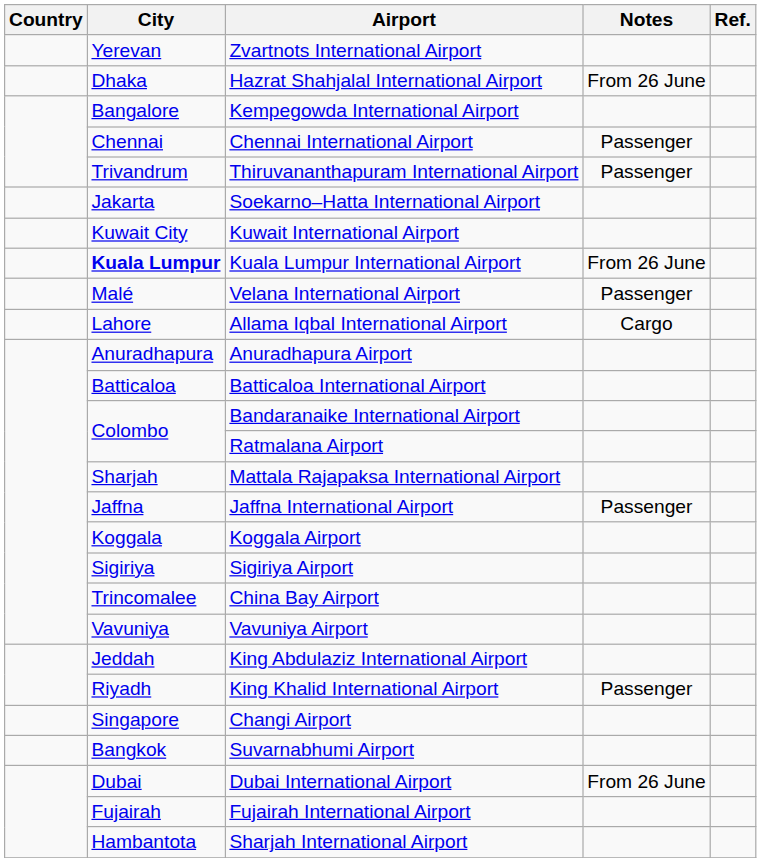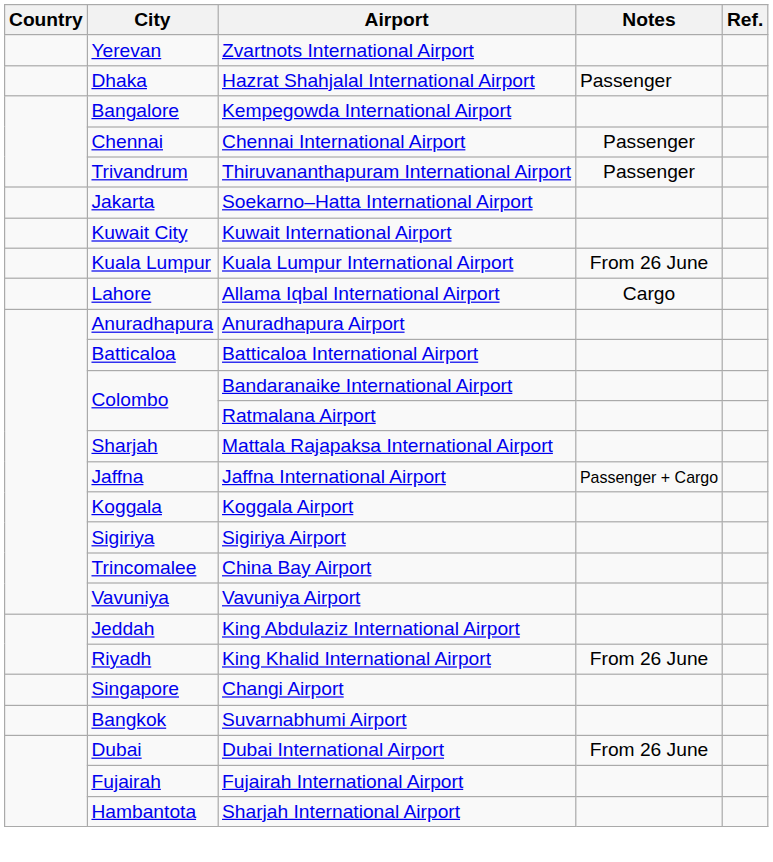(646, 80) From 26 June -> (626, 80) Passenger
(156, 263) bold -> (151, 263) normal
- row: (345, 293)
(646, 506) Passenger -> (649, 477) Passenger + Cargo
(646, 689) Passenger -> (649, 659) From 26 June
